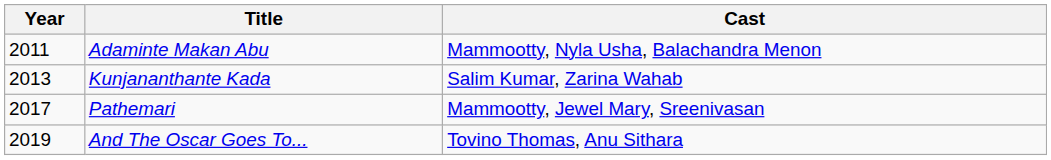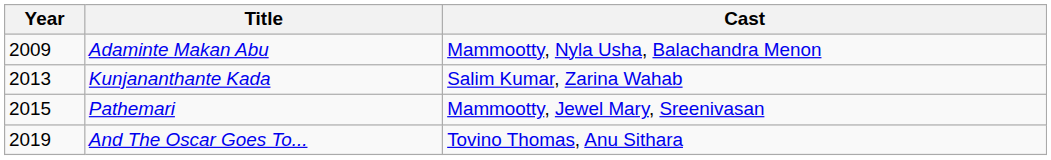(29, 49) 2011 -> (30, 49) 2009
(30, 109) 2017 -> (30, 109) 2015
